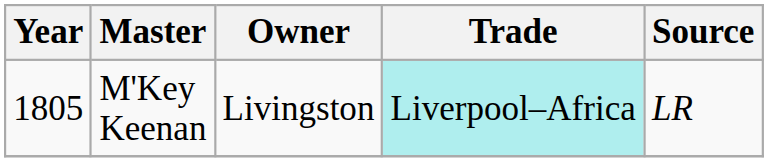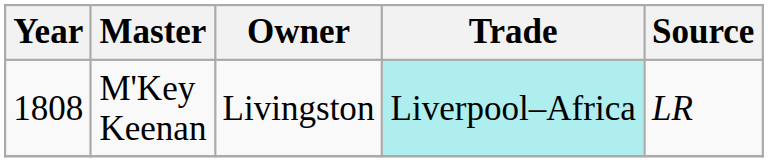(48, 107) 1805 -> (48, 107) 1808
